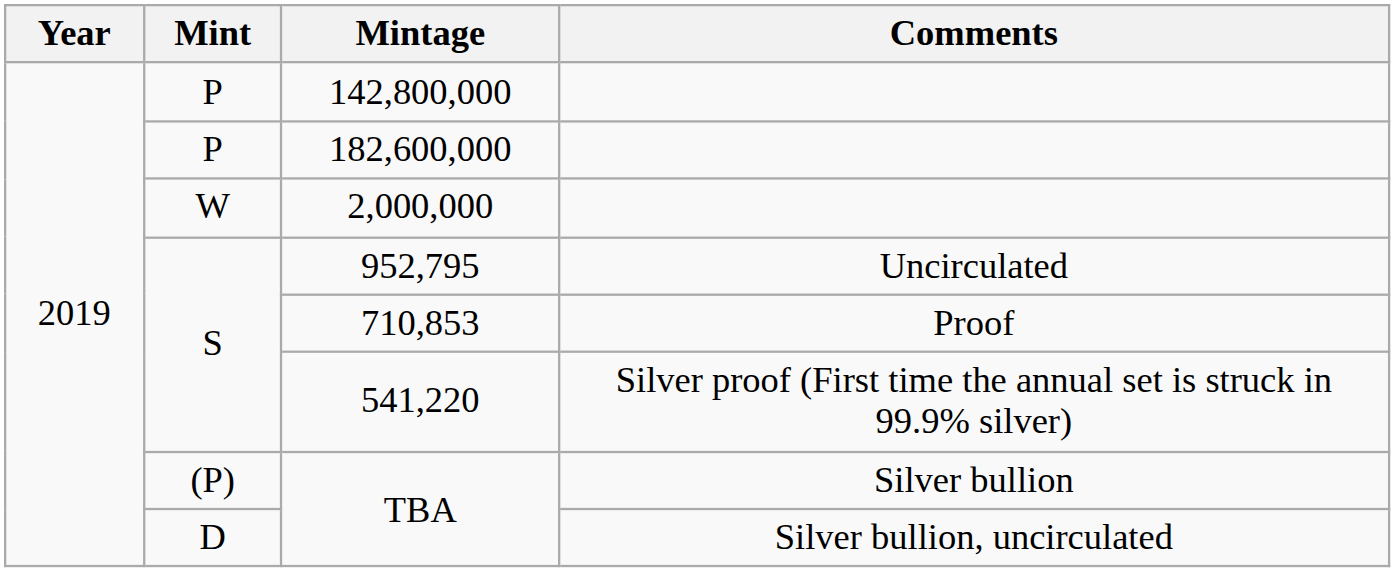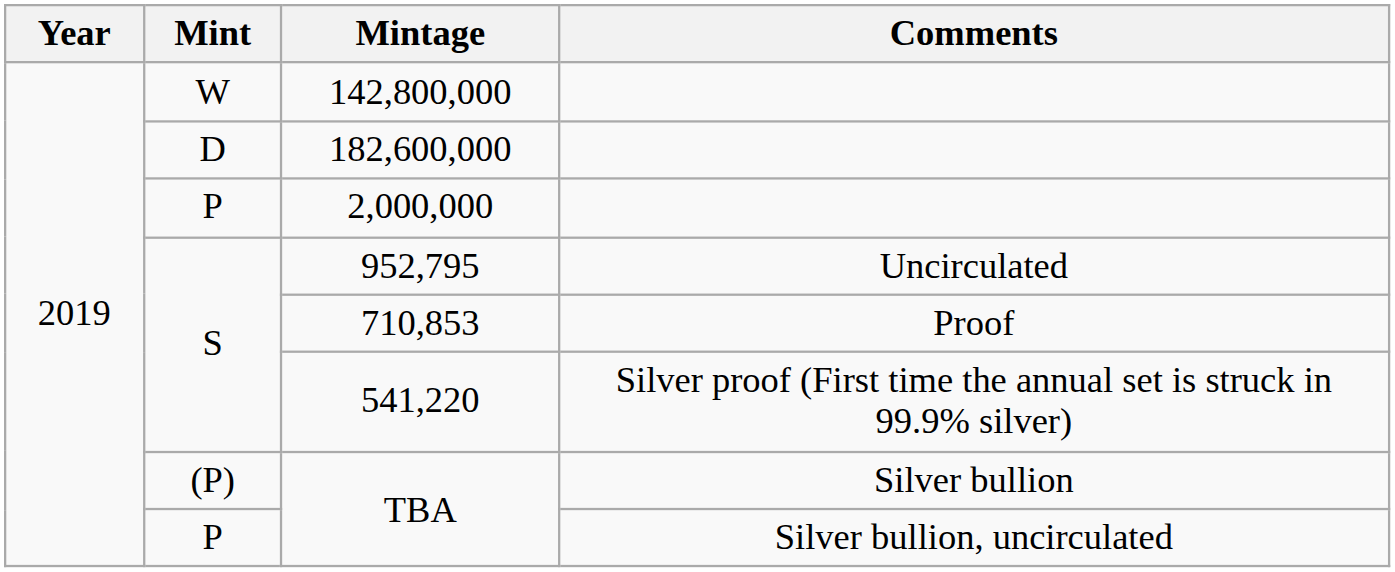(213, 91) P -> (213, 91) W
(213, 149) P -> (213, 149) D
(213, 206) W -> (213, 206) P
(213, 537) D -> (213, 537) P
